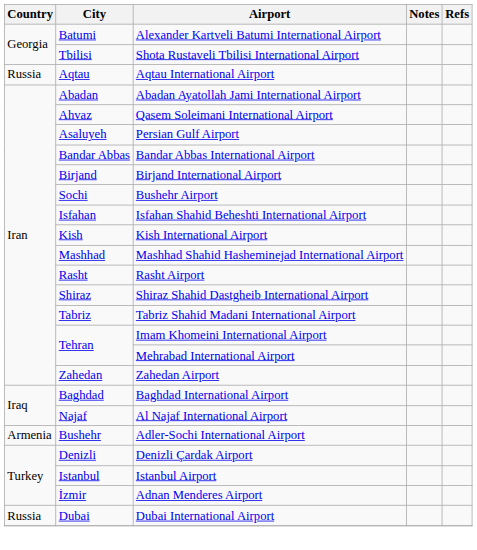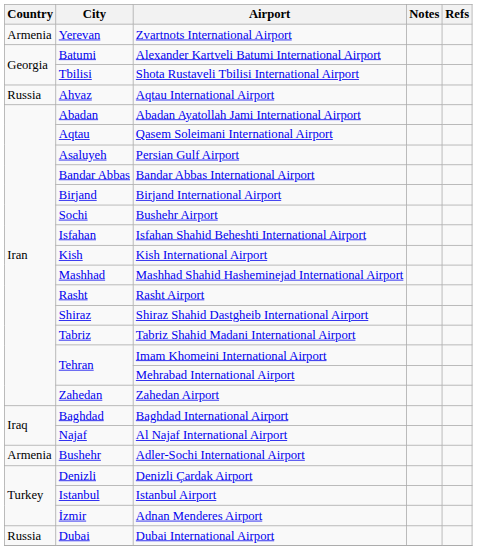+ row: (214, 34)
(74, 74) Aqtau -> (75, 94) Ahvaz
(75, 114) Ahvaz -> (74, 134) Aqtau
